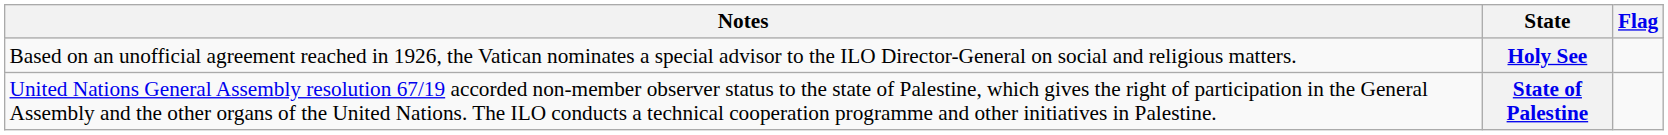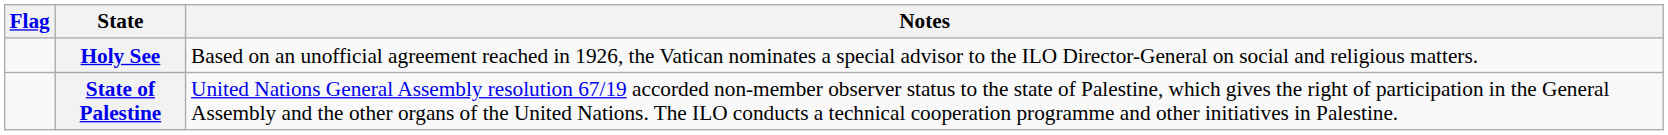columns swapped: (1638, 21) <-> (743, 21)
